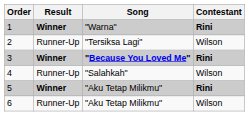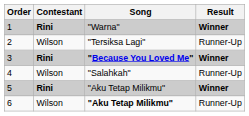columns swapped: (219, 12) <-> (58, 12)
(124, 104) normal -> (130, 104) bold
